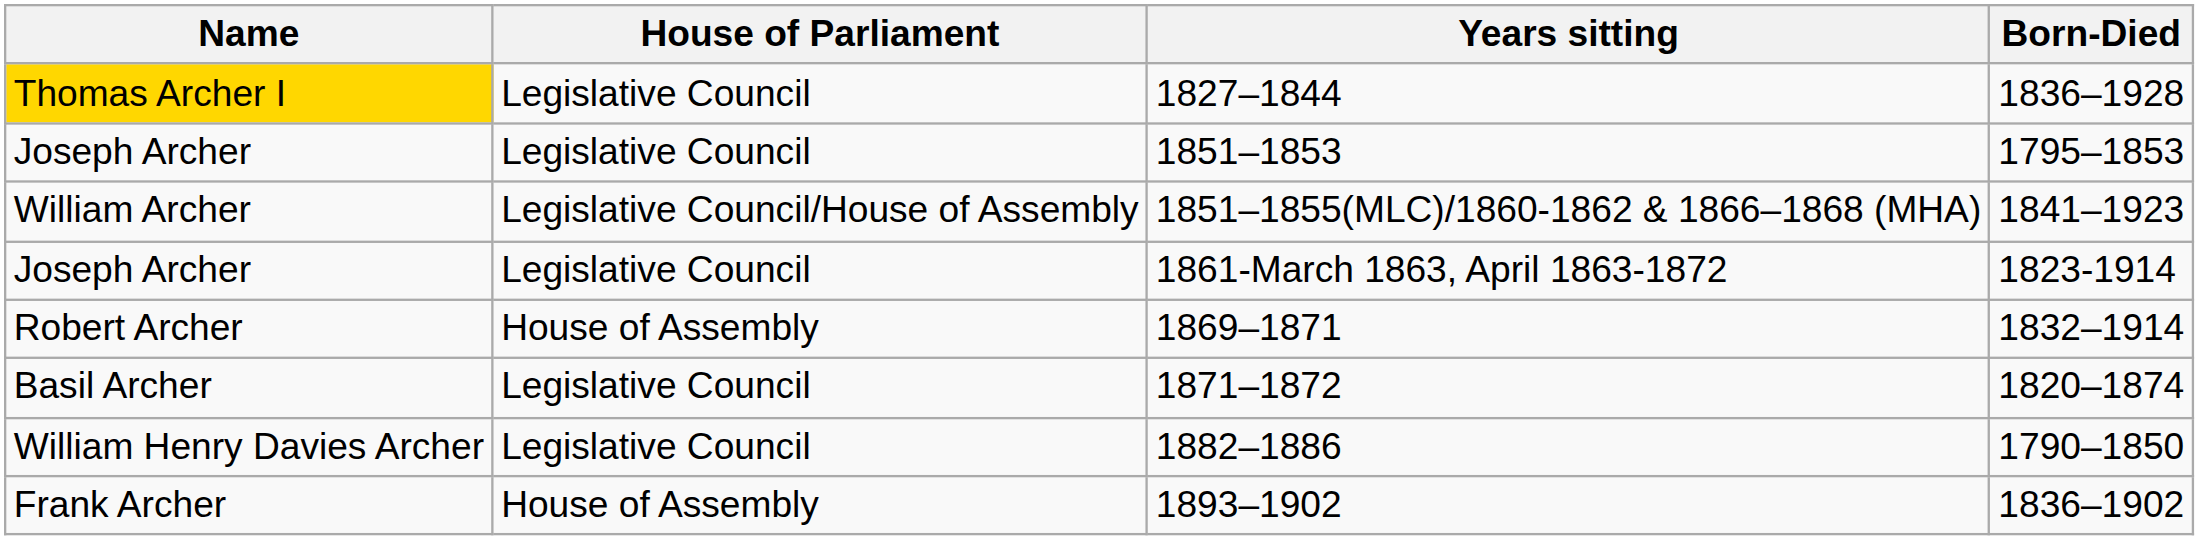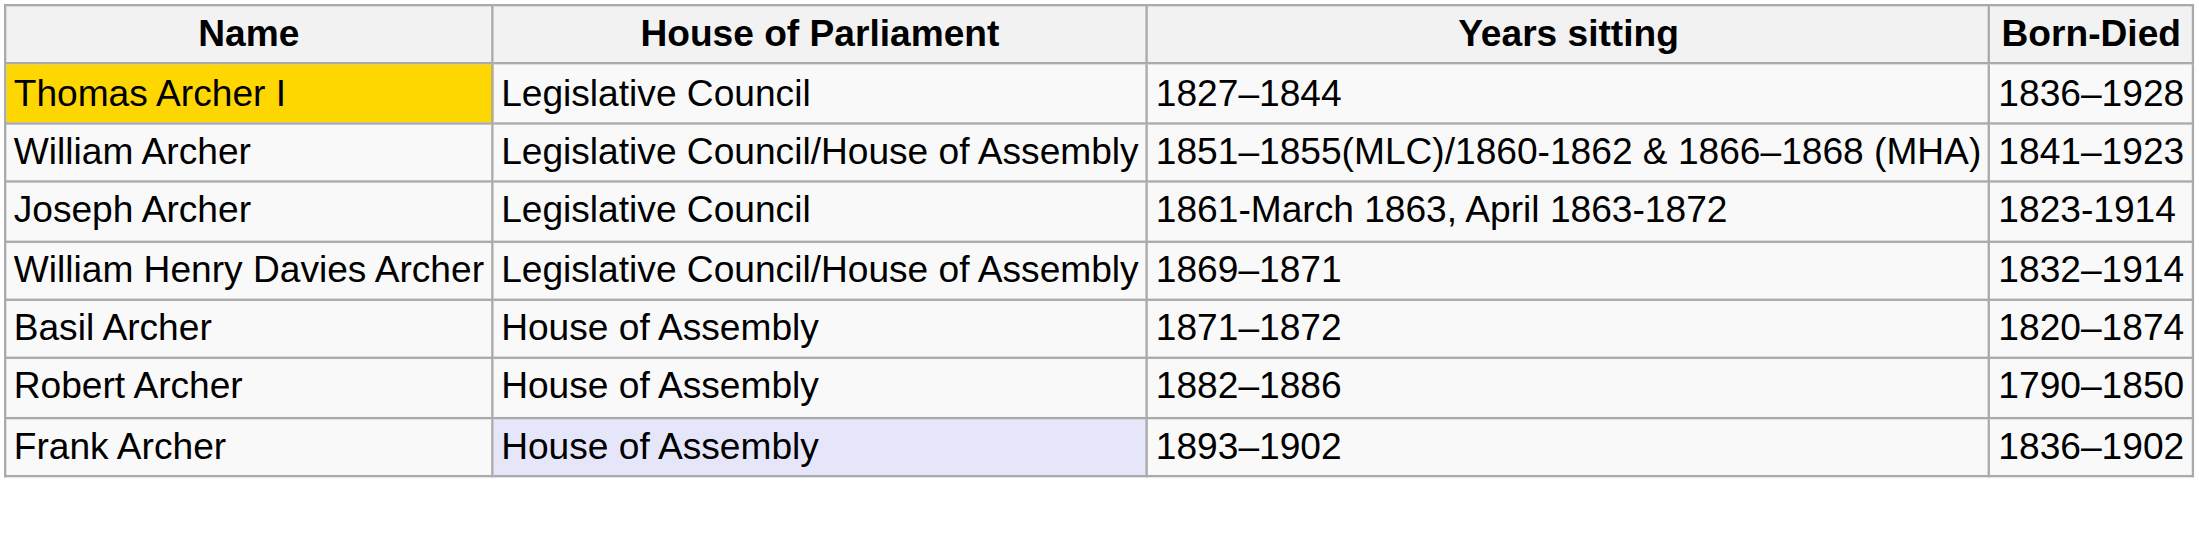- row: (1249, 151)
(128, 328) Robert Archer -> (249, 269) William Henry Davies Archer
(660, 328) House of Assembly -> (820, 269) Legislative Council/House of Assembly
(656, 387) Legislative Council -> (660, 328) House of Assembly
(249, 446) William Henry Davies Archer -> (128, 387) Robert Archer
(656, 446) Legislative Council -> (660, 387) House of Assembly
(660, 504) no background -> (660, 446) lavender background
